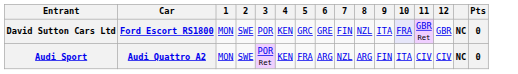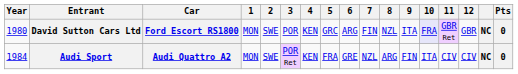+ column: (17, 11)
(325, 31) GRE -> (350, 31) ARG
(325, 56) ARG -> (350, 56) GRE
